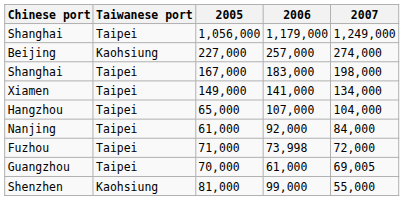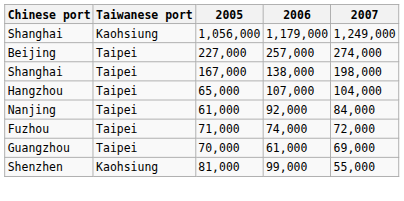(117, 33) Taipei -> (127, 33) Kaohsiung
(127, 52) Kaohsiung -> (117, 52) Taipei
(290, 71) 183,000 -> (290, 71) 138,000
- row: (222, 90)
(287, 148) 73,998 -> (287, 128) 74,000
(354, 167) 69,005 -> (354, 148) 69,000
